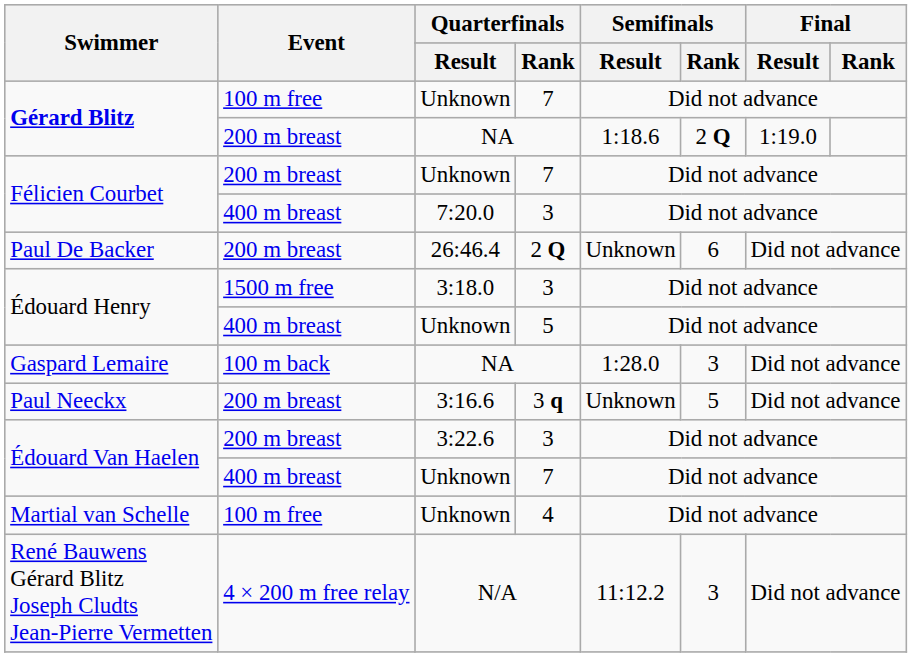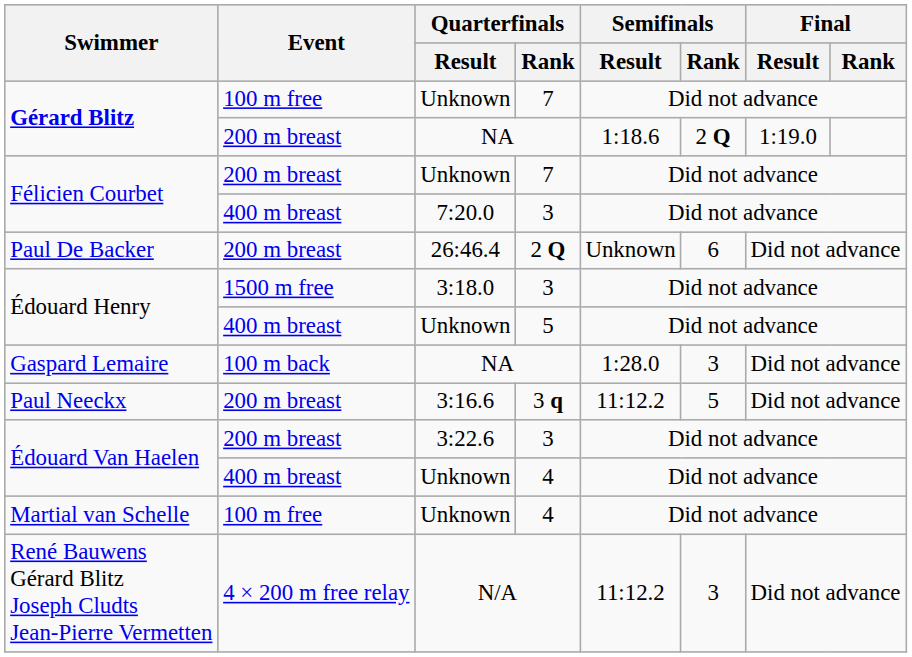(631, 401) Unknown -> (631, 401) 11:12.2
(548, 476) 7 -> (548, 476) 4
